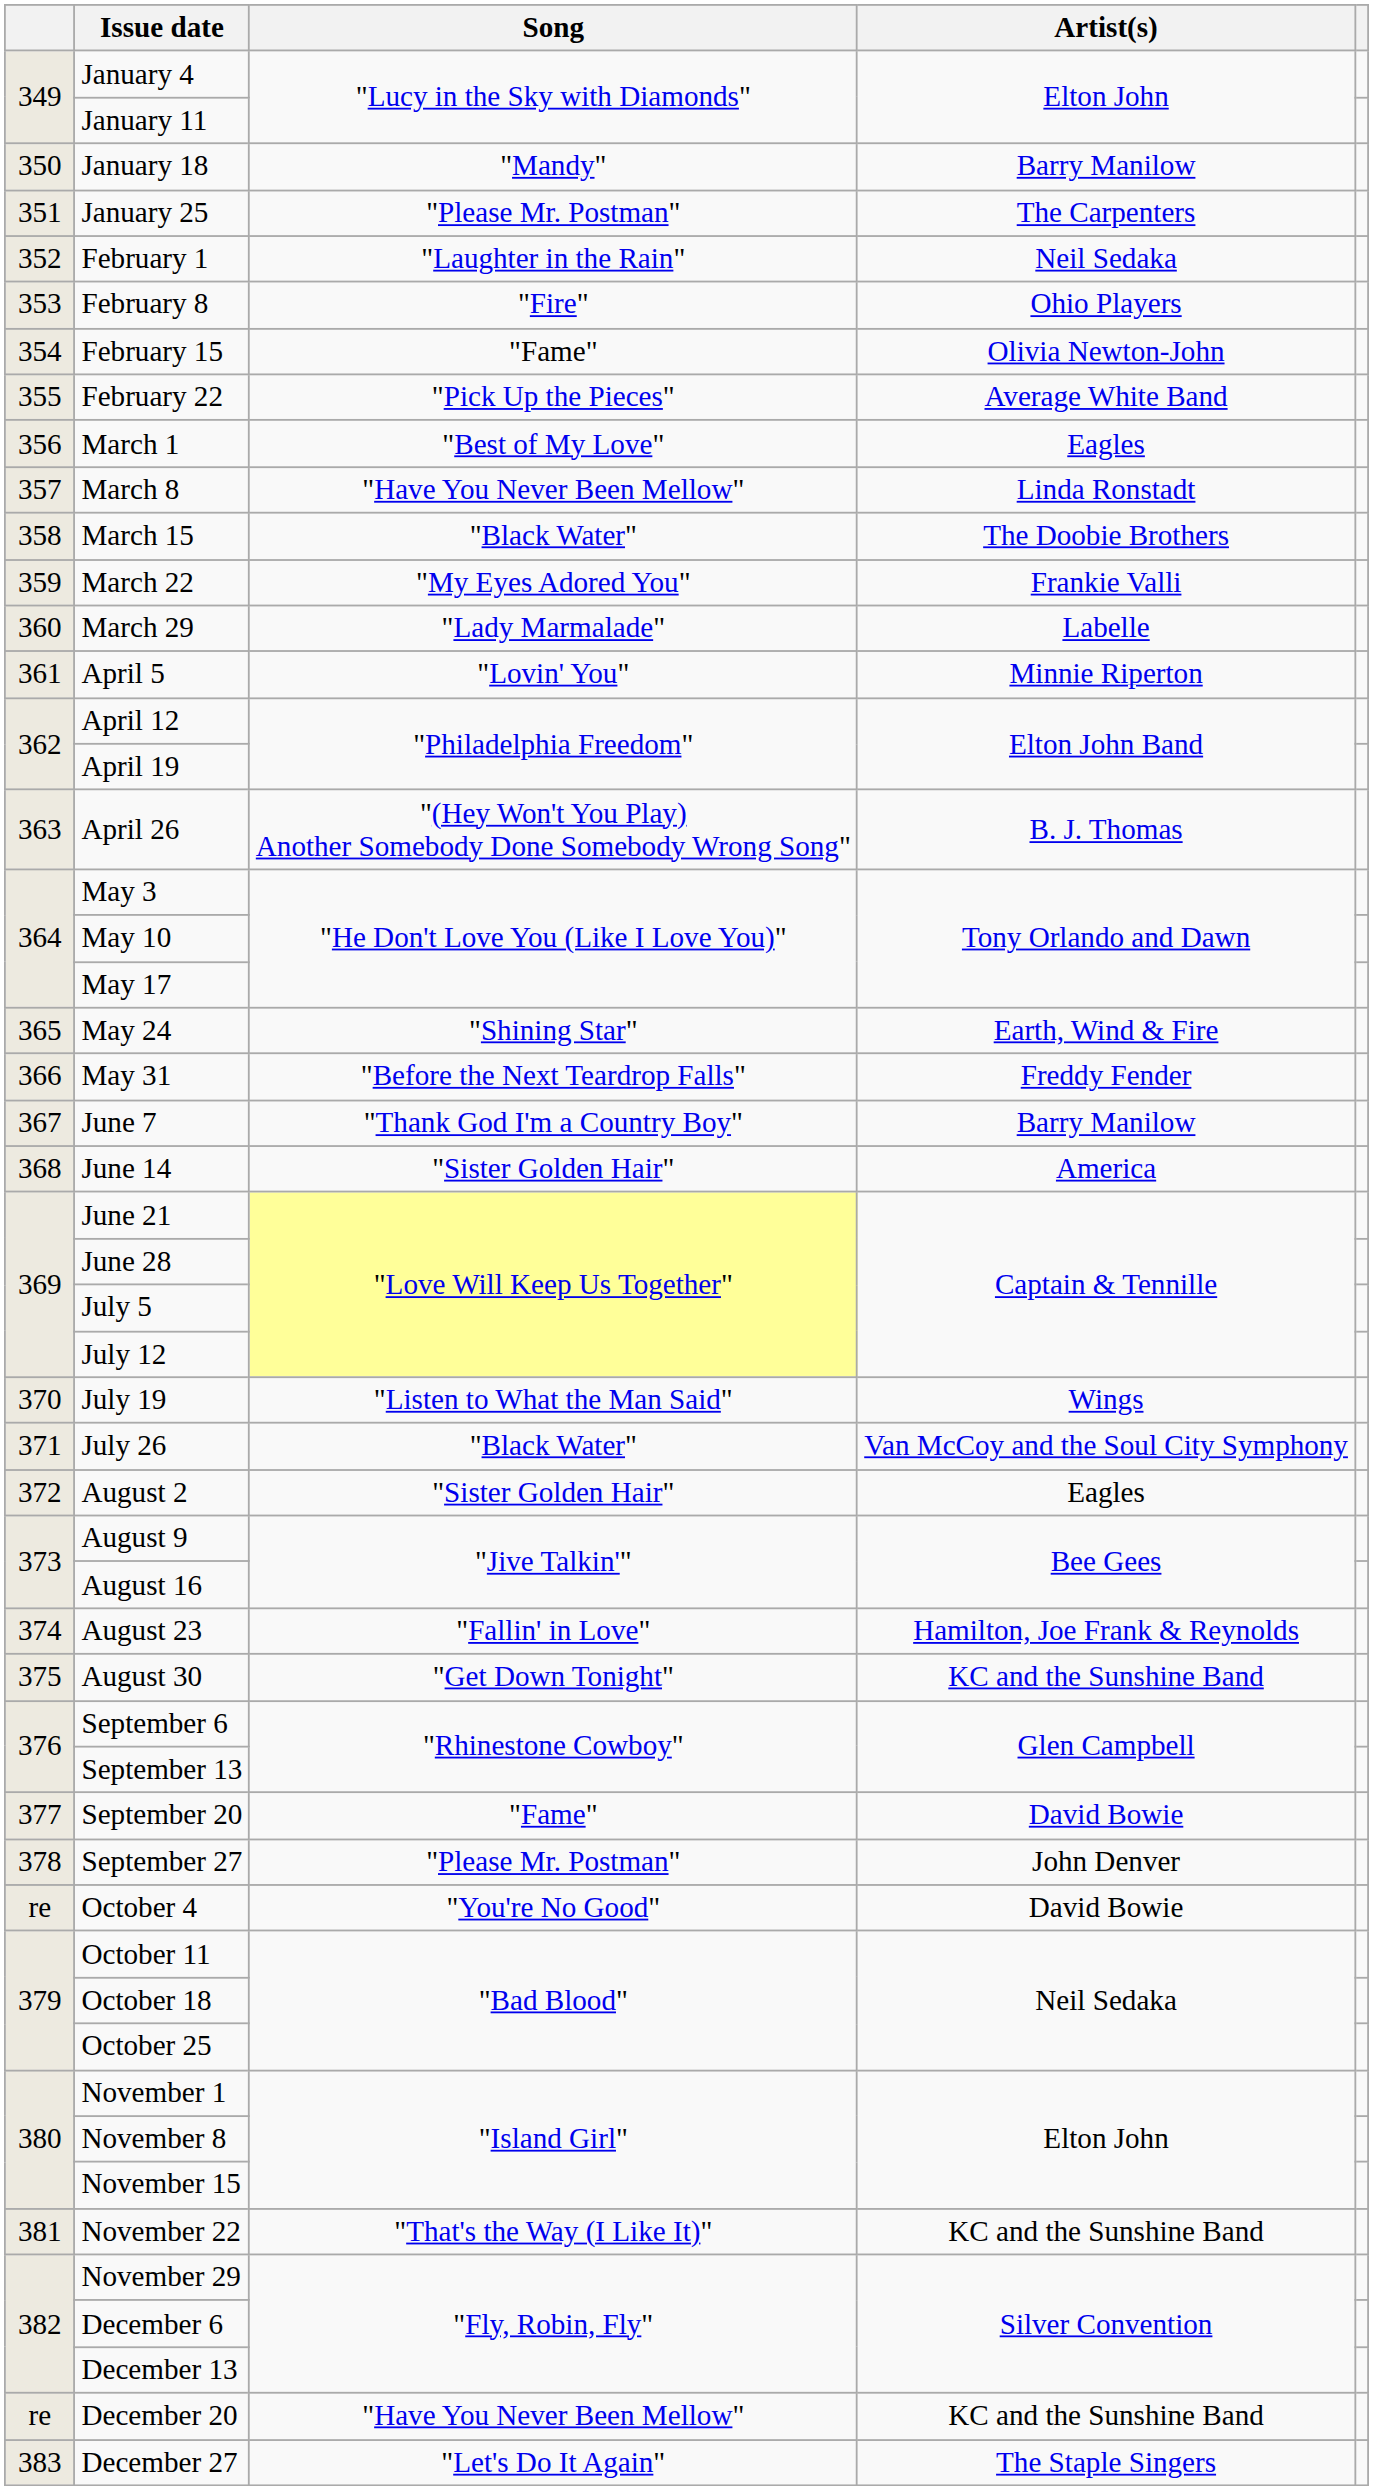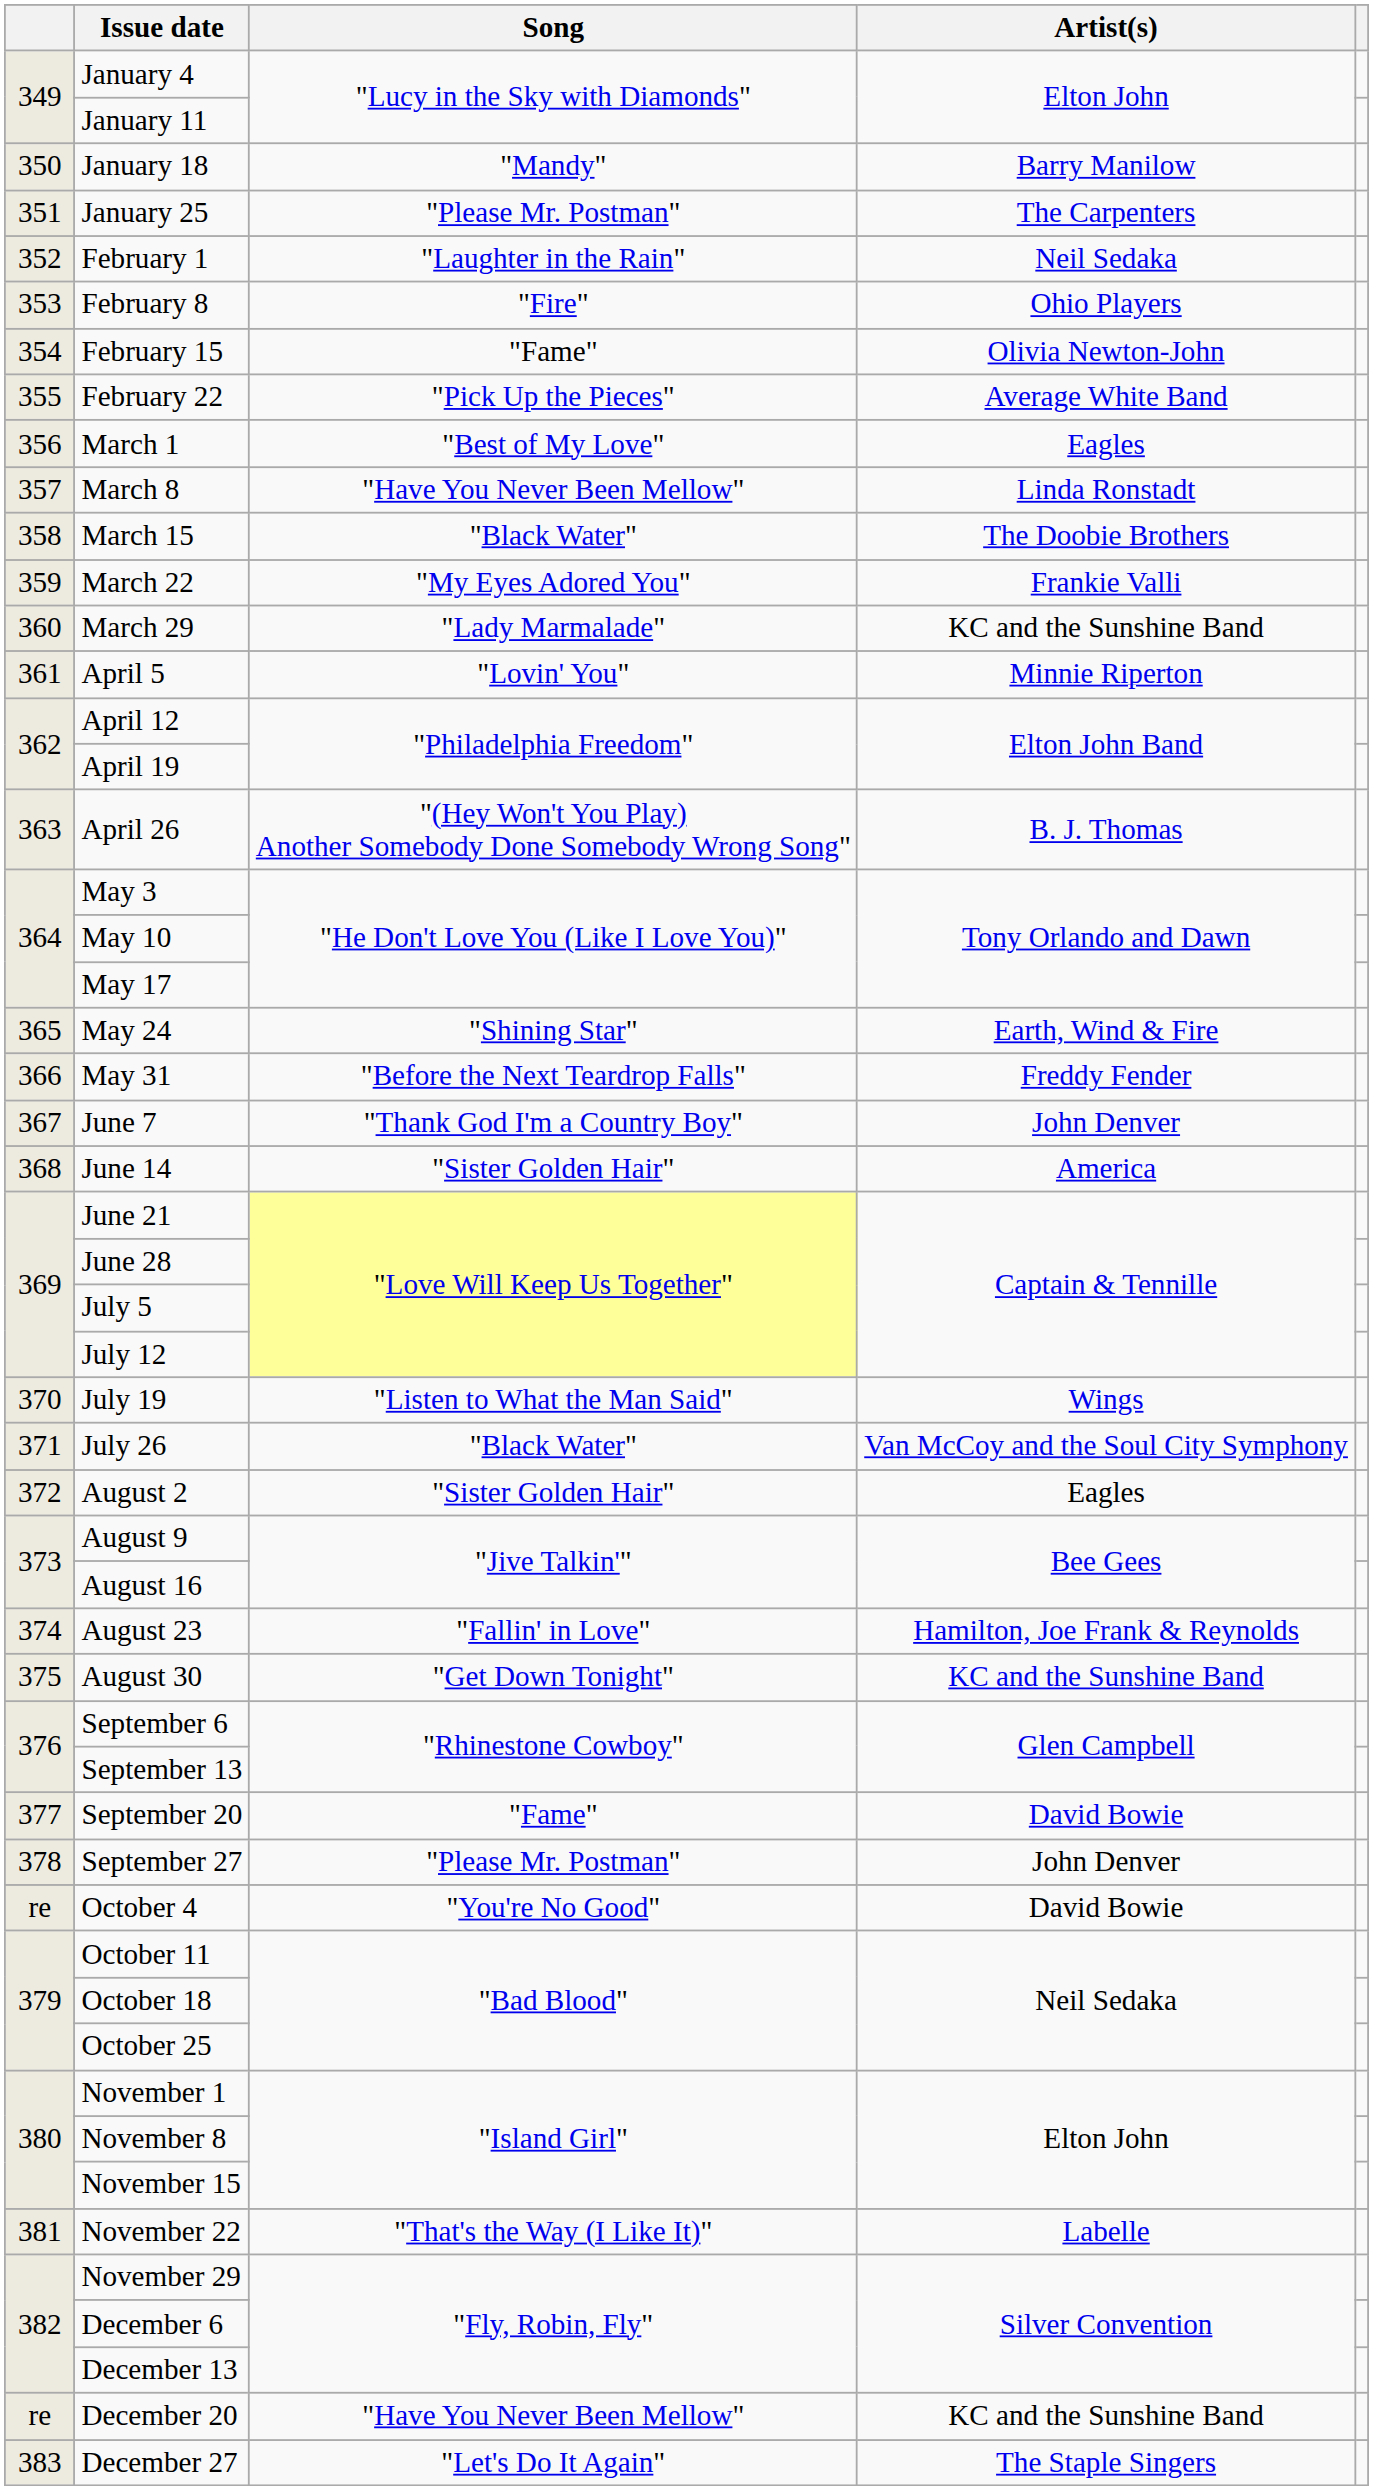(1106, 627) Labelle -> (1106, 627) KC and the Sunshine Band
(1106, 1122) Barry Manilow -> (1106, 1122) John Denver
(1106, 2230) KC and the Sunshine Band -> (1106, 2230) Labelle
